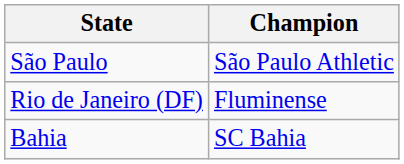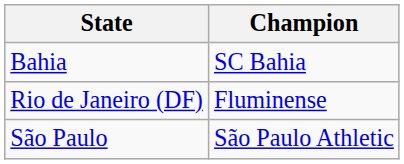rows swapped: (39, 138) <-> (59, 61)
